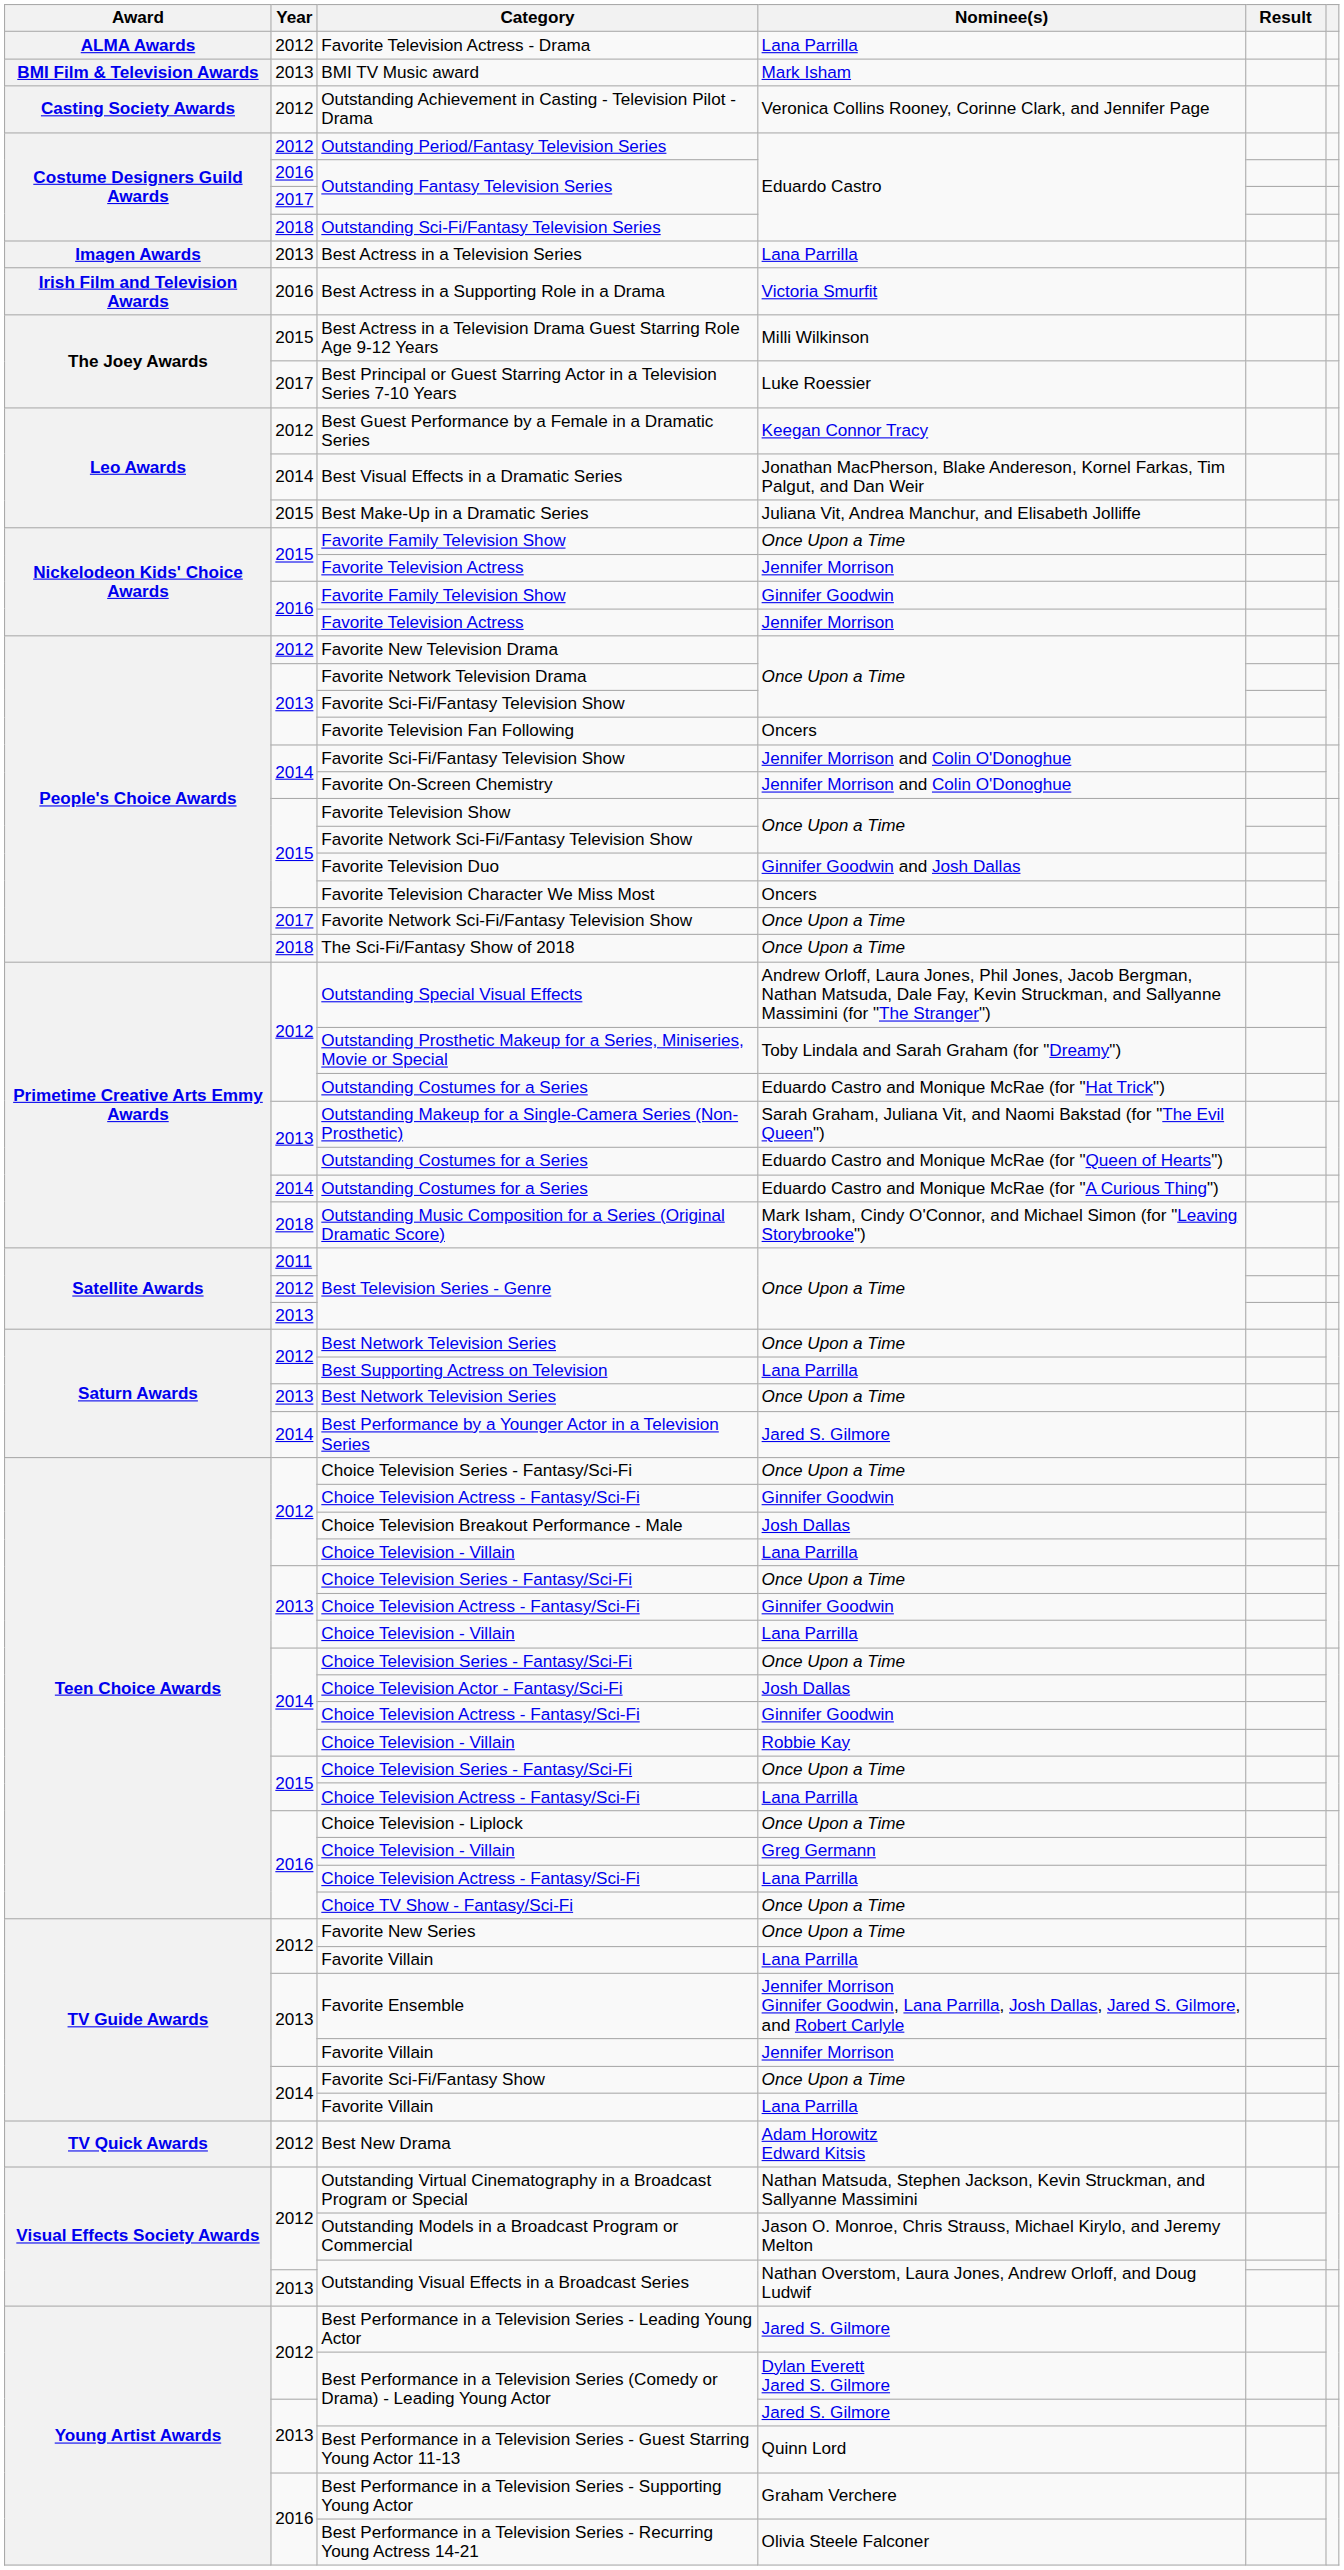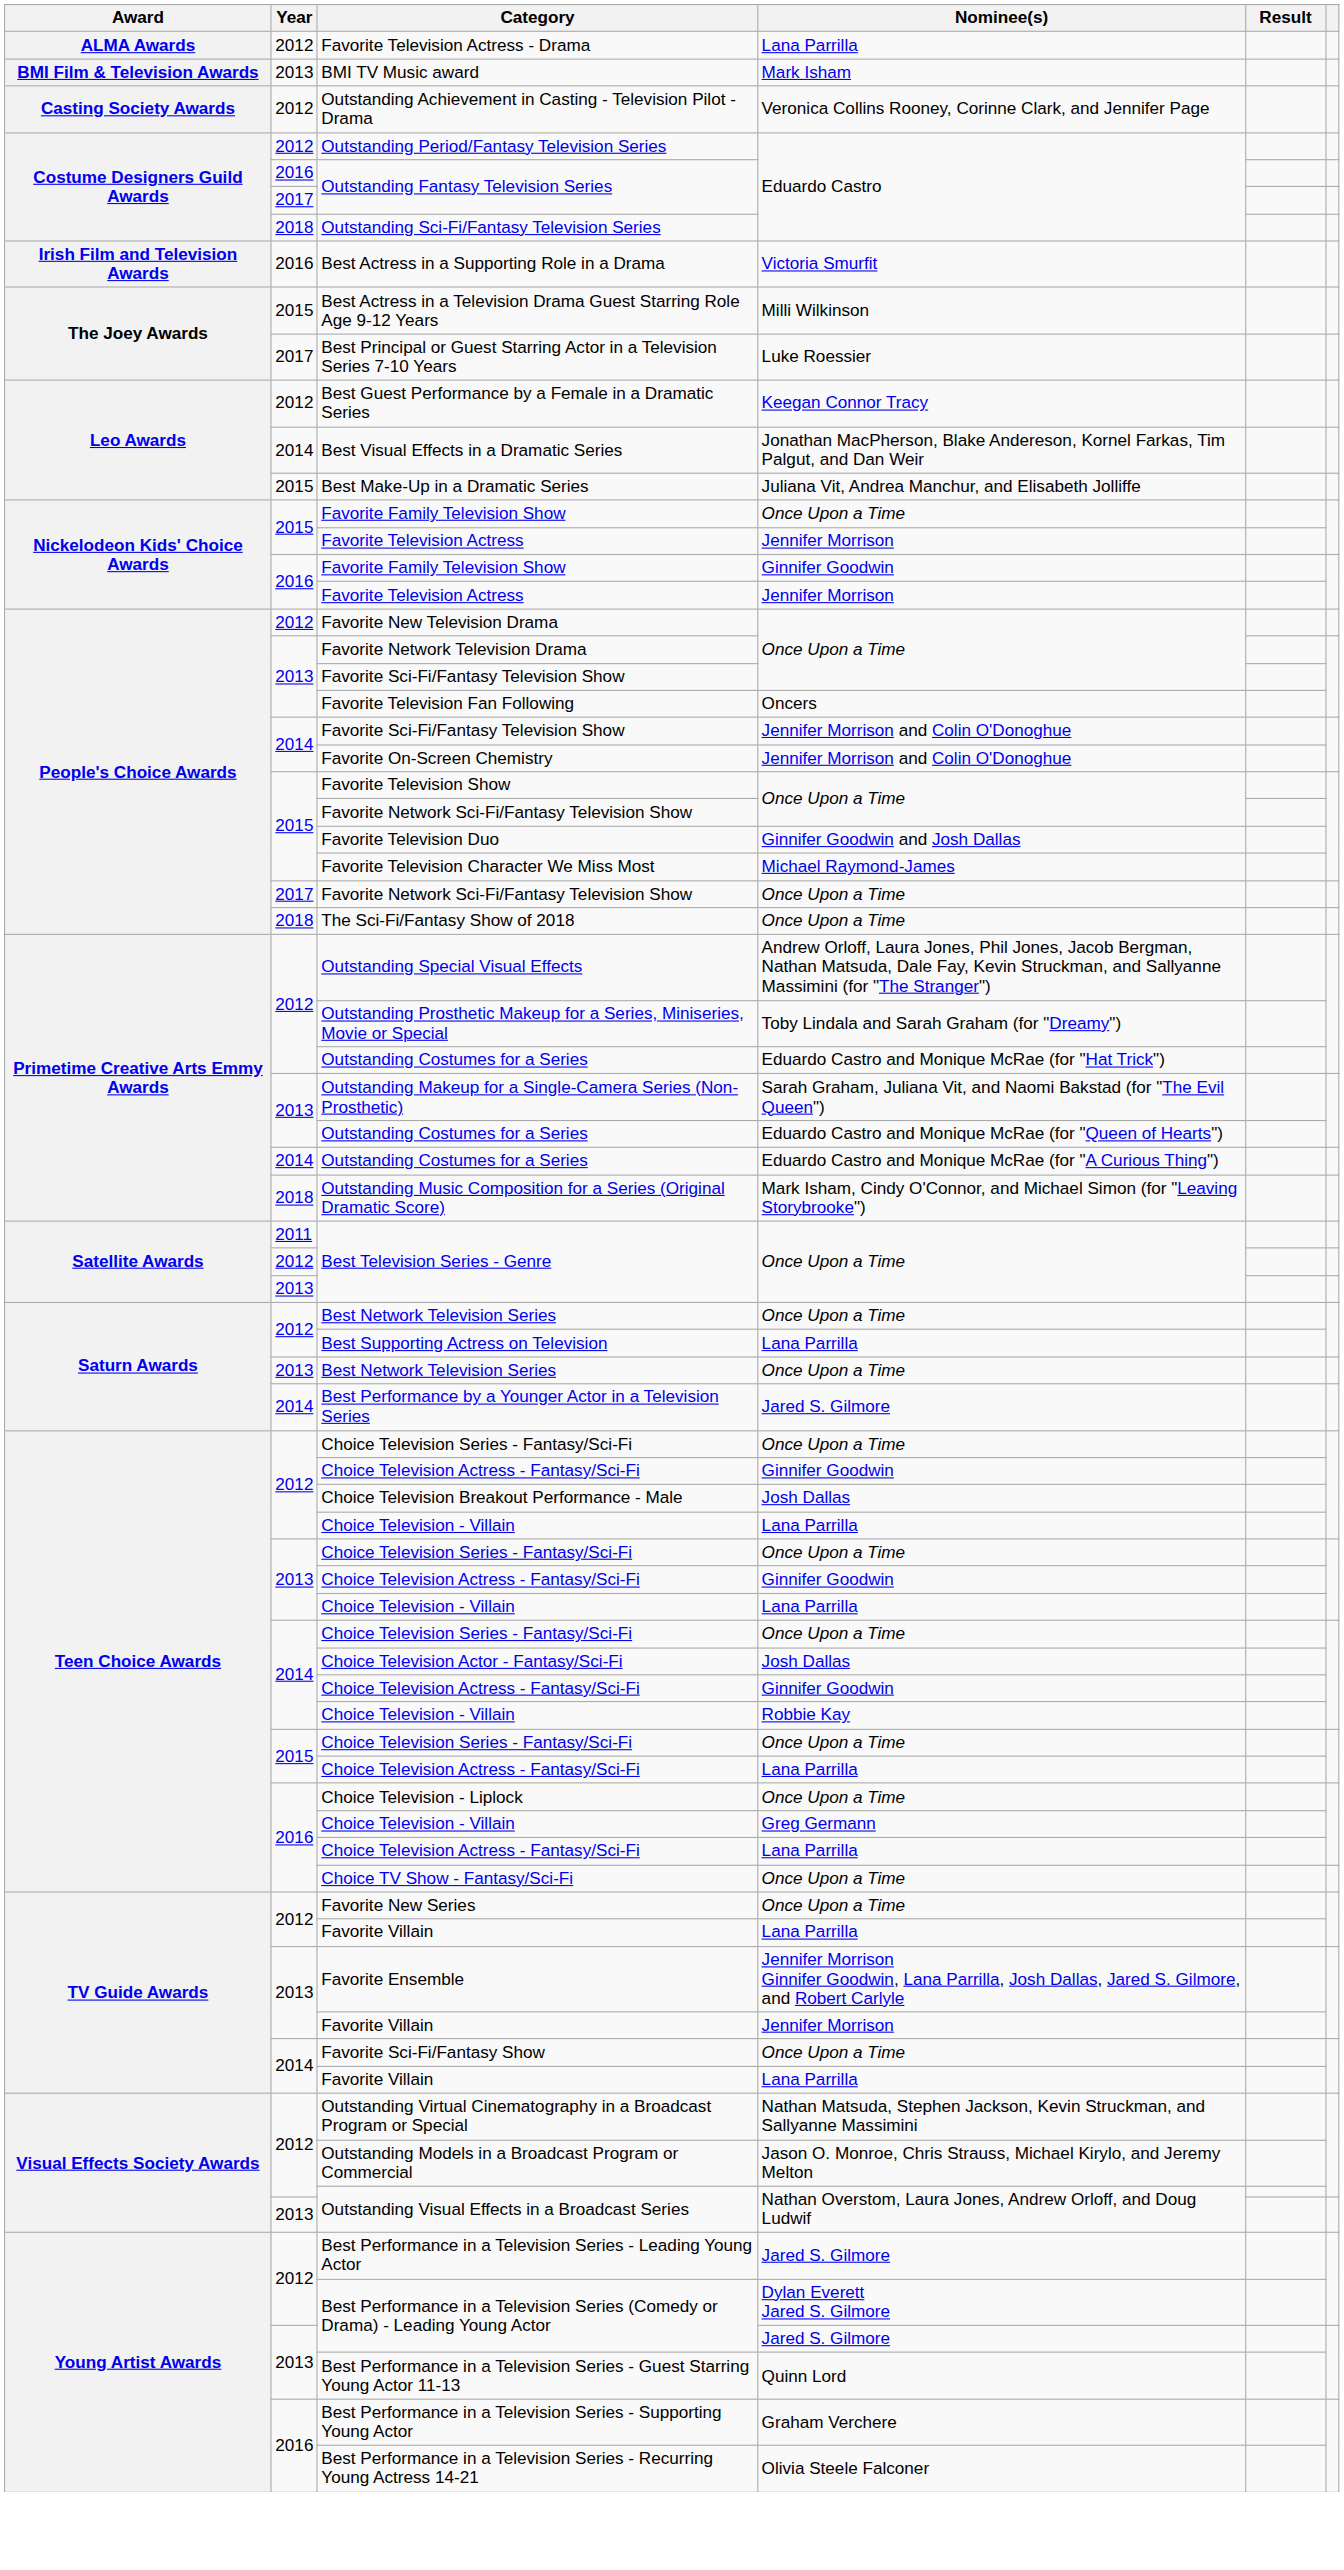- row: (294, 254)
(789, 893) Oncers -> (858, 866) Michael Raymond-James
- row: (294, 2143)
